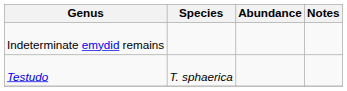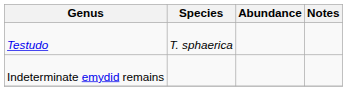rows swapped: (28, 77) <-> (86, 45)
